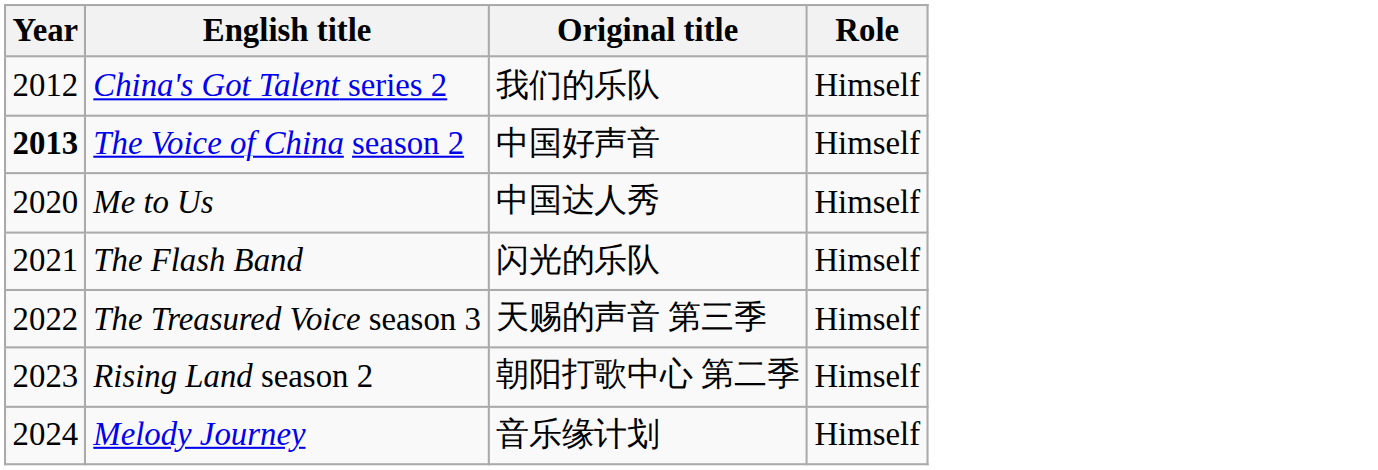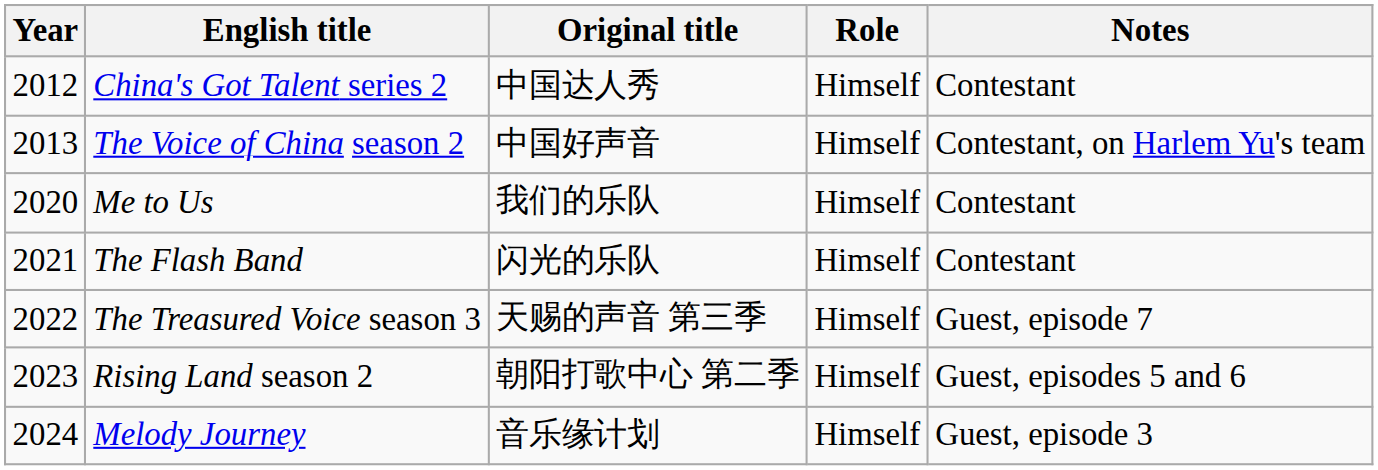+ column: (1150, 30)
(578, 84) 我们的乐队 -> (578, 84) 中国达人秀
(45, 143) bold -> (45, 143) normal
(578, 200) 中国达人秀 -> (578, 200) 我们的乐队
